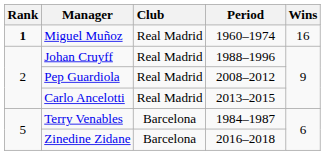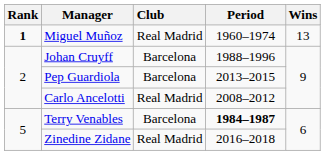(303, 35) 16 -> (303, 35) 13
(170, 56) Real Madrid -> (170, 56) Barcelona
(170, 77) Real Madrid -> (170, 77) Barcelona
(246, 77) 2008–2012 -> (246, 77) 2013–2015
(246, 98) 2013–2015 -> (246, 98) 2008–2012
(246, 118) normal -> (246, 118) bold
(170, 139) Barcelona -> (170, 139) Real Madrid
